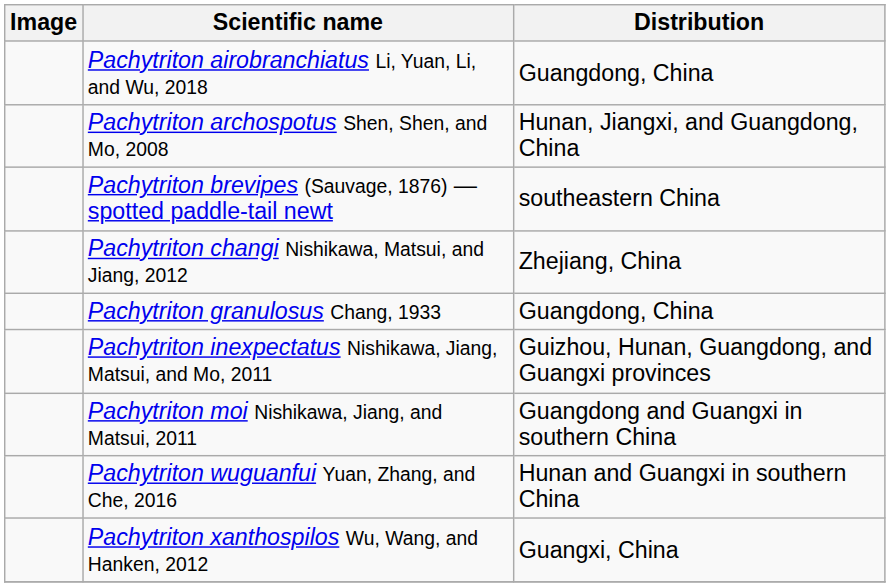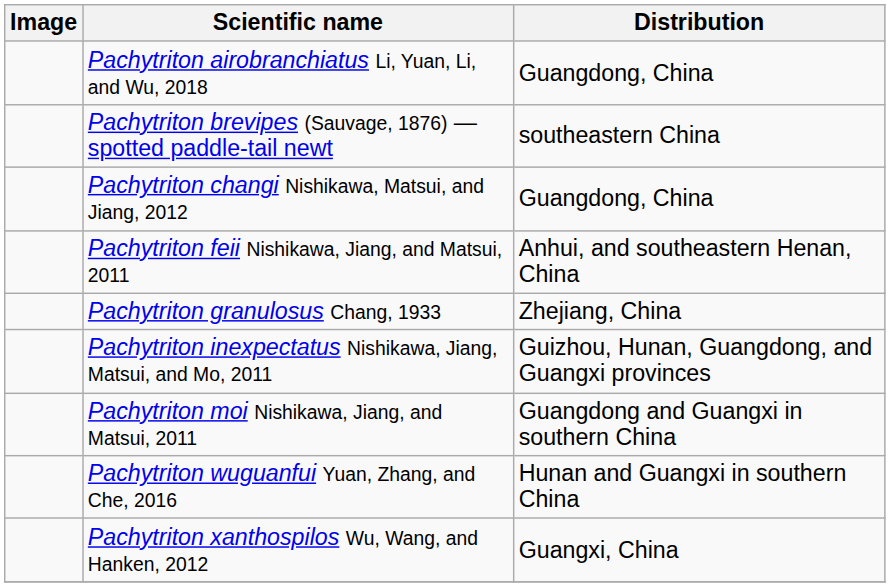- row: (288, 135)
(600, 261) Zhejiang, China -> (616, 198) Guangdong, China
+ row: (295, 261)
(616, 311) Guangdong, China -> (600, 311) Zhejiang, China
